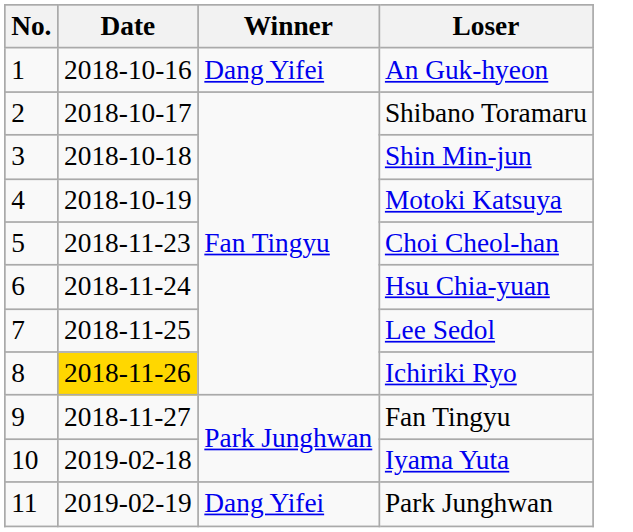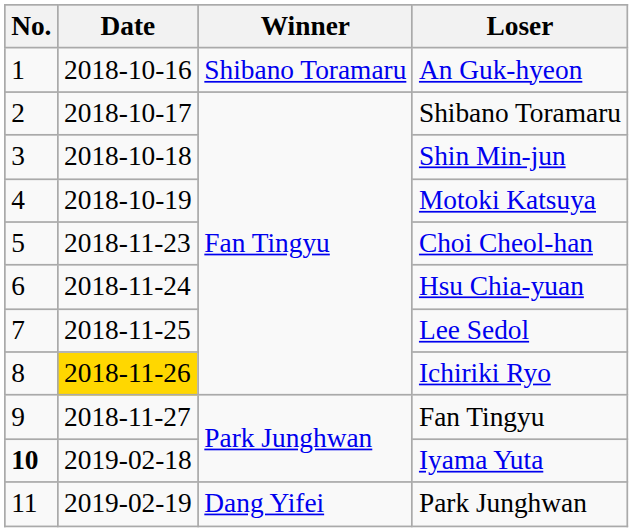(264, 69) Dang Yifei -> (305, 69) Shibano Toramaru
(25, 460) normal -> (25, 460) bold
